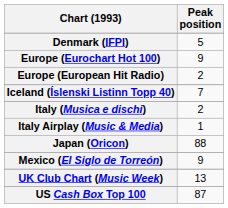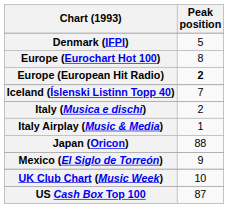(200, 59) 9 -> (200, 59) 8
(200, 76) normal -> (200, 76) bold
(200, 178) 13 -> (200, 178) 10
